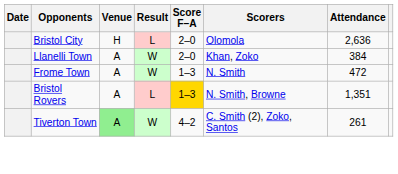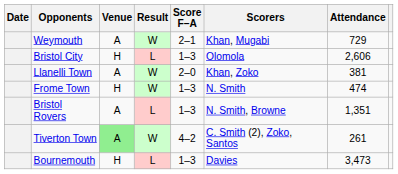+ row: (58, 40)
(187, 40) 2–0 -> (187, 56) 1–3
(358, 40) 2,636 -> (358, 56) 2,606
(358, 56) 384 -> (358, 72) 381
(117, 72) A -> (117, 89) H
(358, 72) 472 -> (358, 89) 474
(187, 94) gold background -> (187, 111) no background
+ row: (64, 160)
